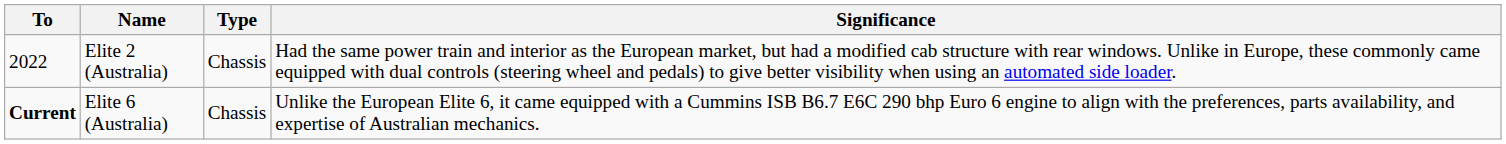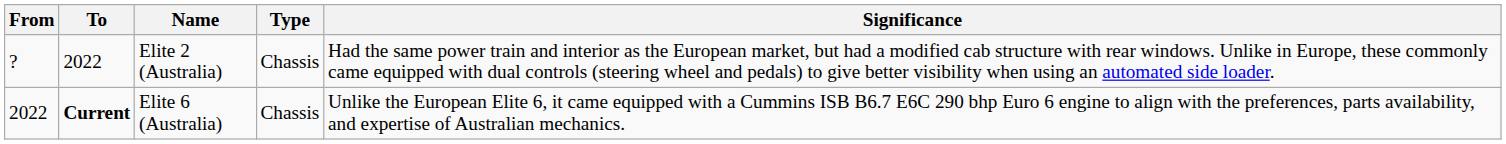+ column: (32, 19)
